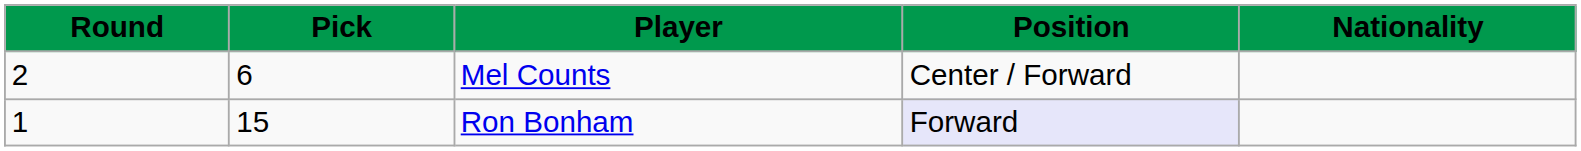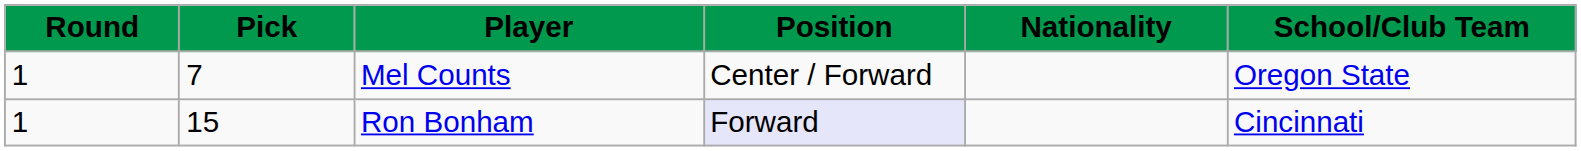+ column: (1402, 27)
(20, 74) 2 -> (20, 74) 1
(244, 74) 6 -> (195, 74) 7
